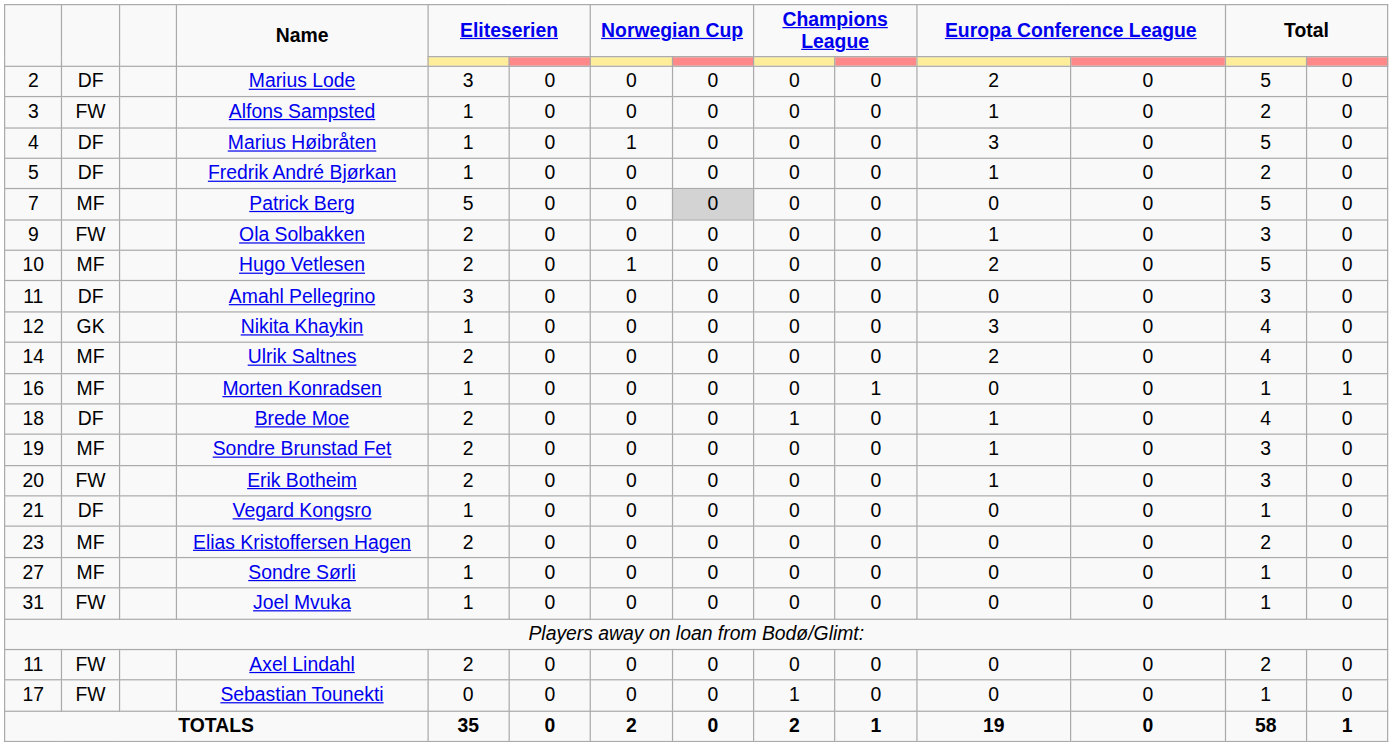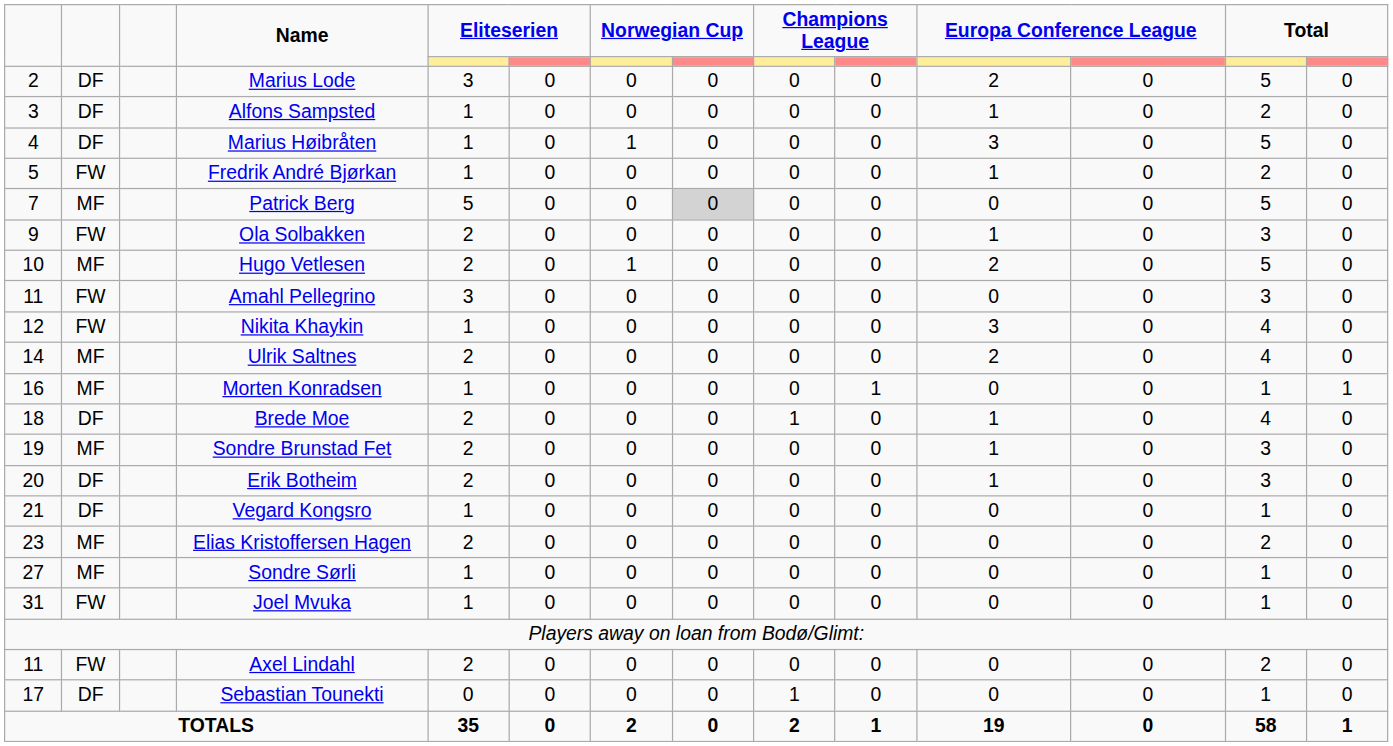(91, 111) FW -> (91, 111) DF
(91, 173) DF -> (91, 173) FW
(91, 296) DF -> (91, 296) FW
(91, 326) GK -> (91, 326) FW
(91, 480) FW -> (91, 480) DF
(91, 695) FW -> (91, 695) DF
